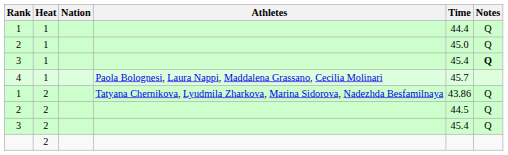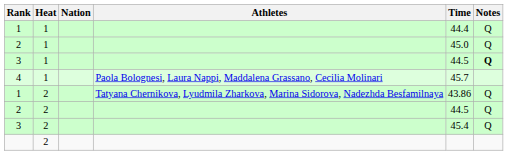(460, 61) 45.4 -> (460, 61) 44.5
